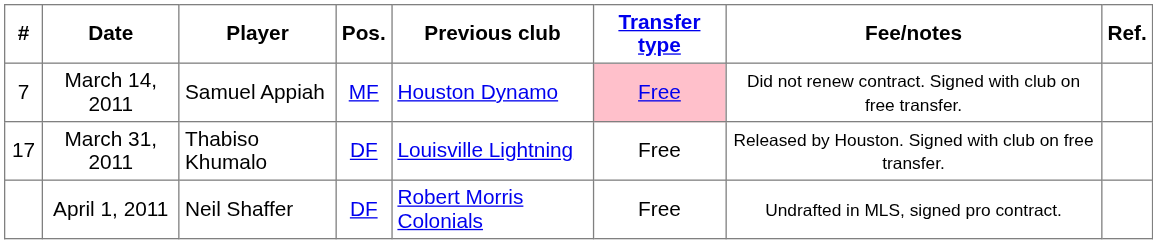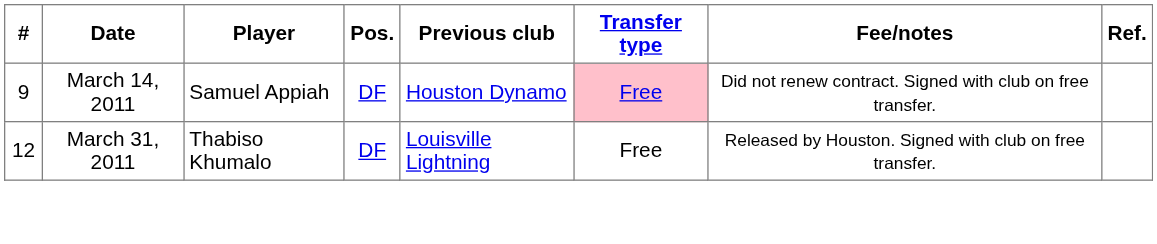(24, 92) 7 -> (24, 92) 9
(364, 92) MF -> (372, 92) DF
(23, 150) 17 -> (23, 150) 12
- row: (111, 209)
